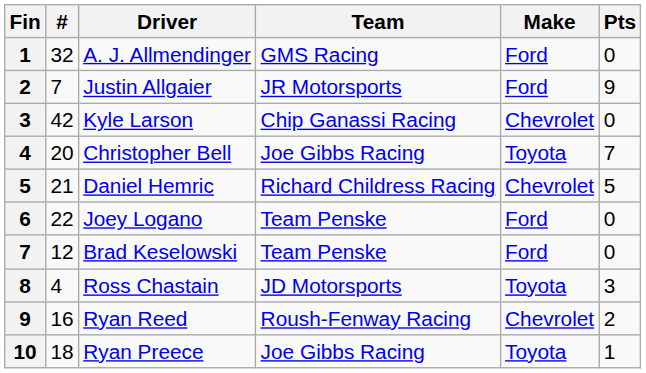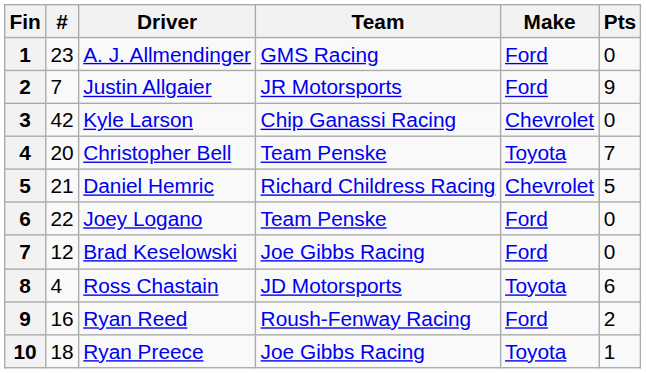(62, 54) 32 -> (62, 54) 23
(343, 153) Joe Gibbs Racing -> (324, 153) Team Penske
(324, 252) Team Penske -> (343, 252) Joe Gibbs Racing
(610, 285) 3 -> (610, 285) 6
(550, 318) Chevrolet -> (526, 318) Ford
